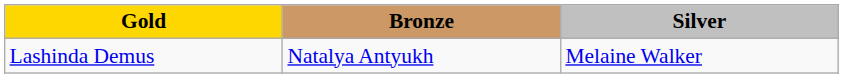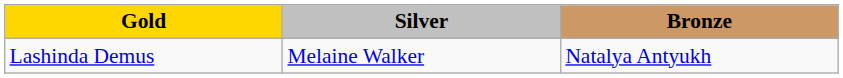columns swapped: (699, 21) <-> (421, 21)
